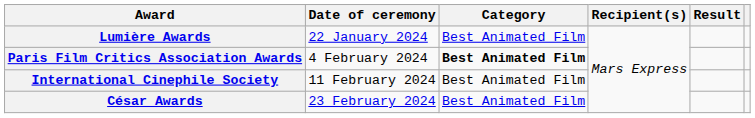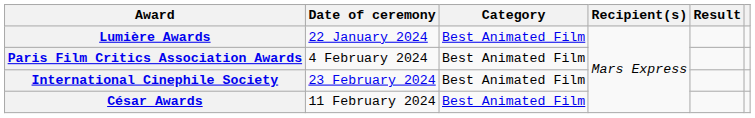(514, 59) bold -> (514, 59) normal
(372, 80) 11 February 2024 -> (372, 80) 23 February 2024
(372, 102) 23 February 2024 -> (372, 102) 11 February 2024
